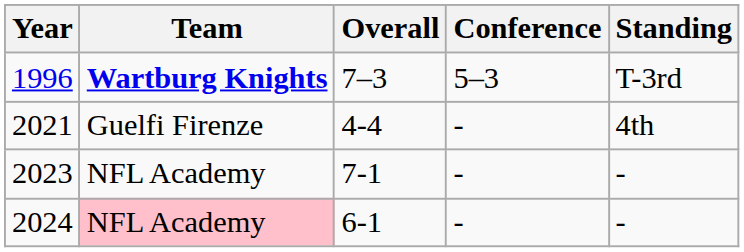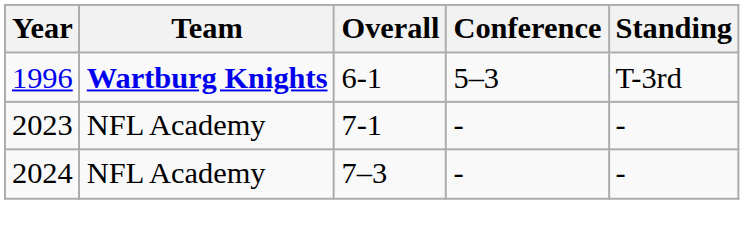(364, 76) 7–3 -> (362, 76) 6-1
- row: (42, 125)
(176, 221) pink background -> (176, 173) no background
(362, 221) 6-1 -> (364, 173) 7–3
